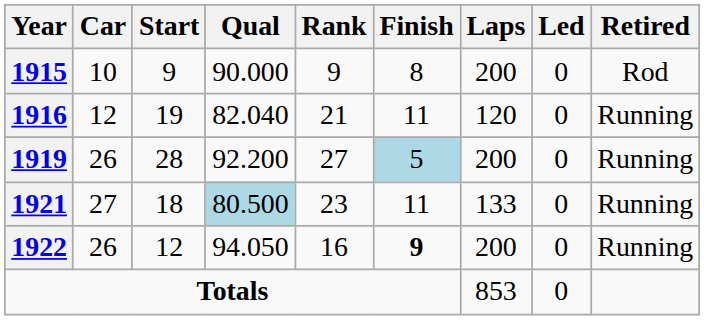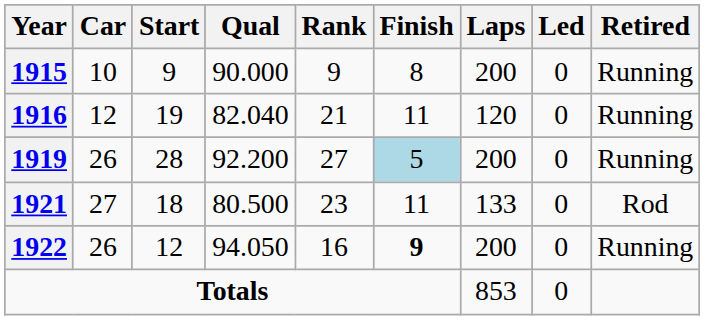(645, 70) Rod -> (645, 70) Running
(250, 203) lightblue background -> (250, 203) no background
(645, 203) Running -> (645, 203) Rod
